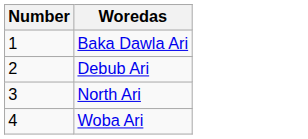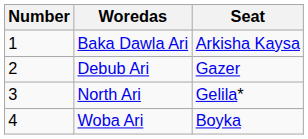+ column: (248, 17)
